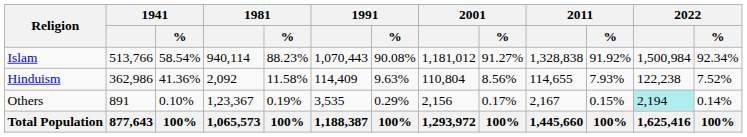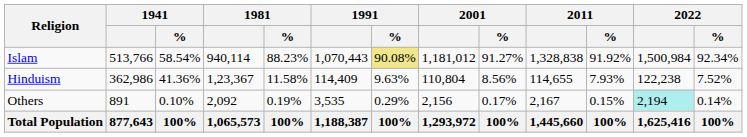(395, 57) no background -> (395, 57) khaki background
(222, 79) 2,092 -> (230, 79) 1,23,367
(230, 100) 1,23,367 -> (222, 100) 2,092
